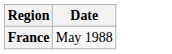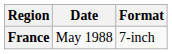+ column: (141, 15)
